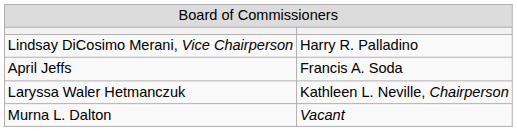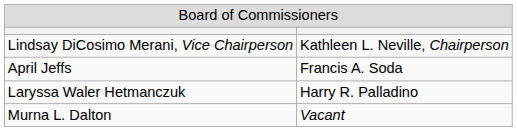(359, 45) Harry R. Palladino -> (404, 45) Kathleen L. Neville, Chairperson
(404, 92) Kathleen L. Neville, Chairperson -> (359, 92) Harry R. Palladino
